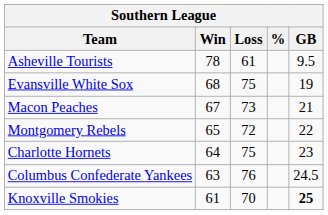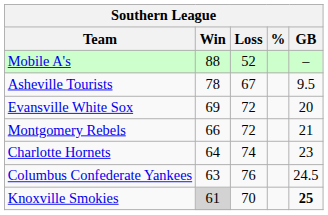+ row: (39, 61)
(248, 61) 61 -> (248, 84) 67
(213, 84) 68 -> (213, 107) 69
(248, 84) 75 -> (248, 107) 72
(306, 84) 19 -> (306, 107) 20
- row: (53, 107)
(213, 130) 65 -> (213, 130) 66
(306, 130) 22 -> (306, 130) 21
(248, 152) 75 -> (248, 152) 74
(213, 198) no background -> (213, 198) lightgrey background
